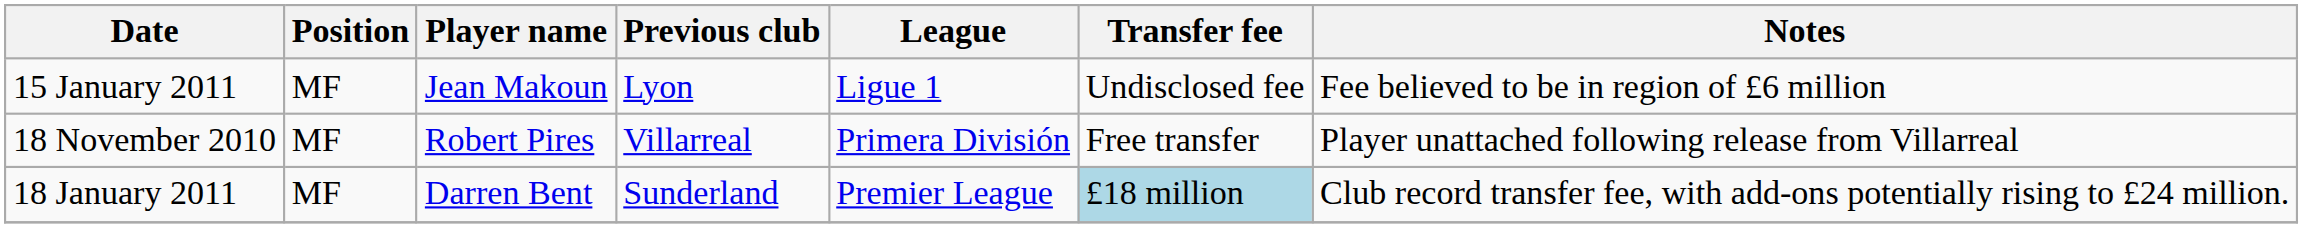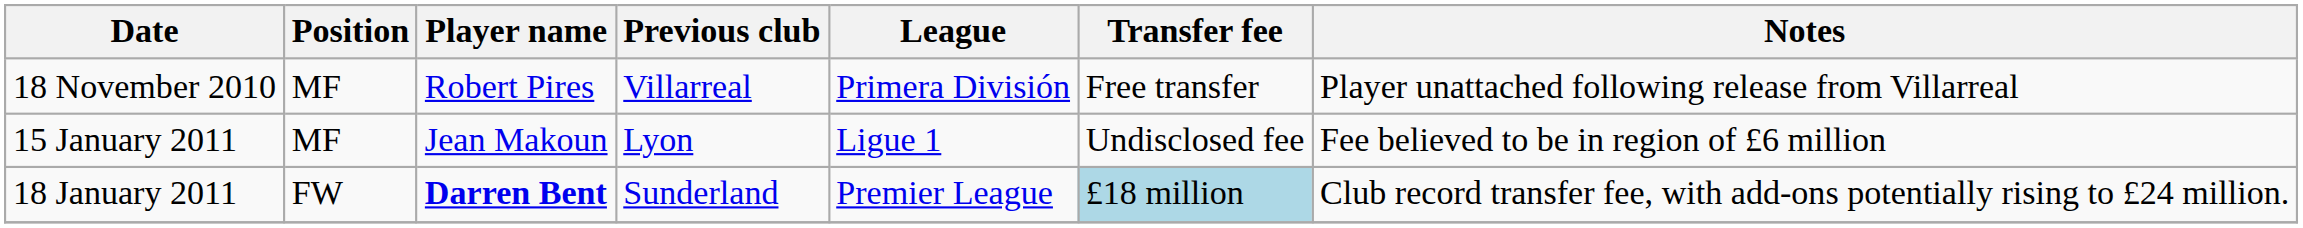rows swapped: (144, 139) <-> (125, 85)
(316, 193) MF -> (317, 193) FW
(509, 193) normal -> (516, 193) bold
